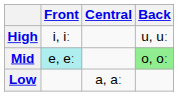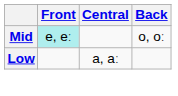- row: (23, 36)
(154, 58) lightgreen background -> (151, 36) no background
